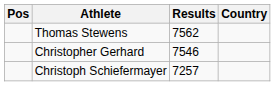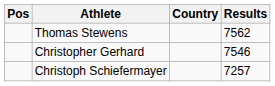columns swapped: (244, 14) <-> (194, 14)
